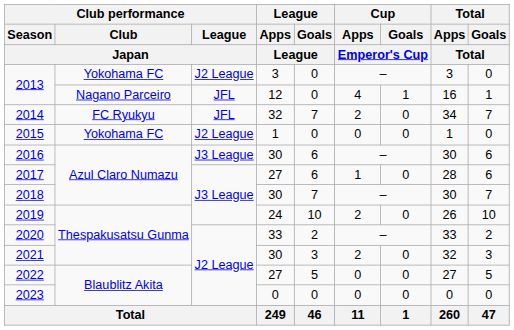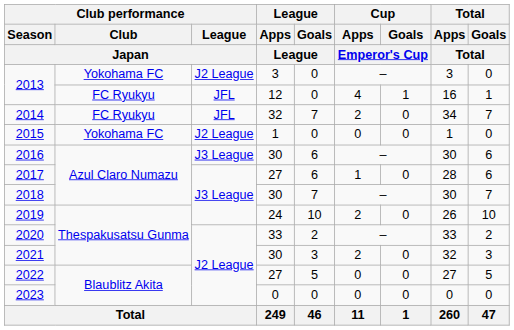(123, 94) Nagano Parceiro -> (123, 94) FC Ryukyu
